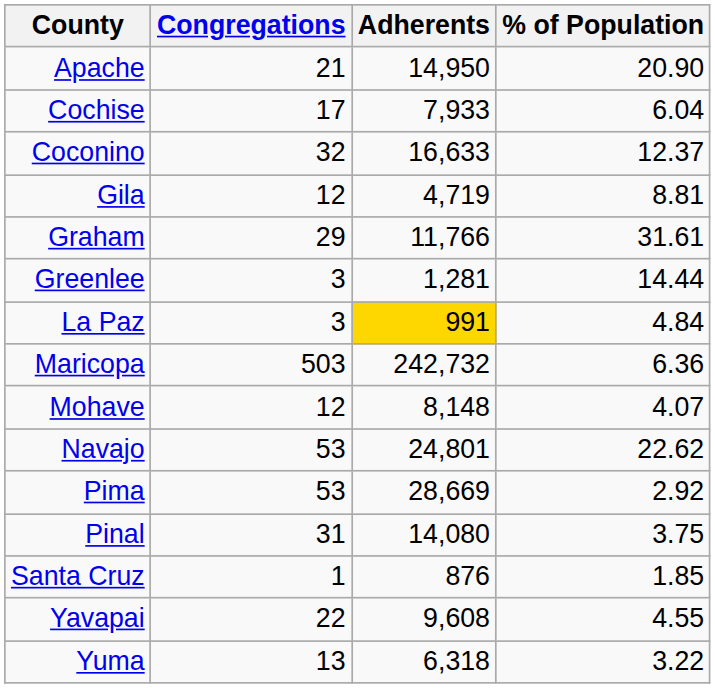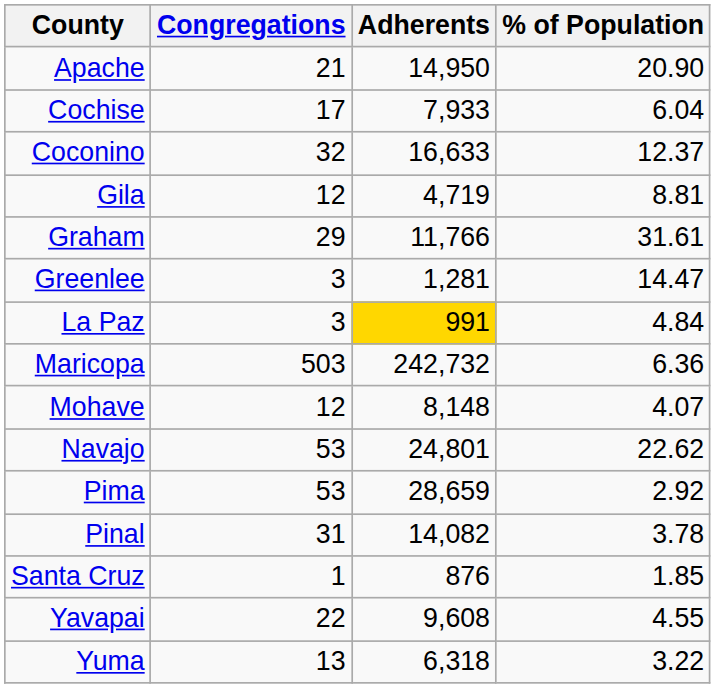(671, 279) 14.44 -> (671, 279) 14.47
(449, 491) 28,669 -> (449, 491) 28,659
(449, 534) 14,080 -> (449, 534) 14,082
(678, 534) 3.75 -> (678, 534) 3.78
